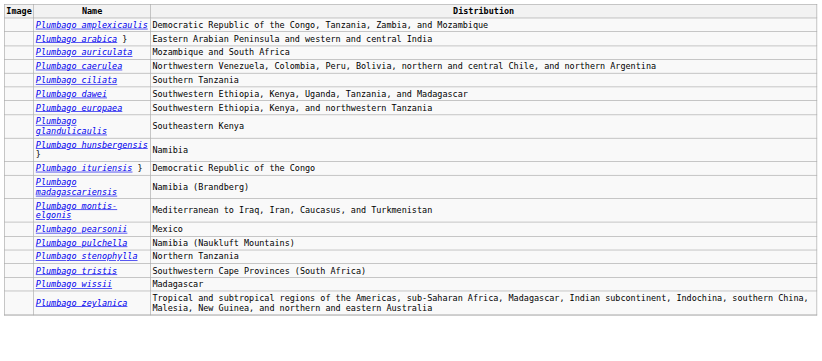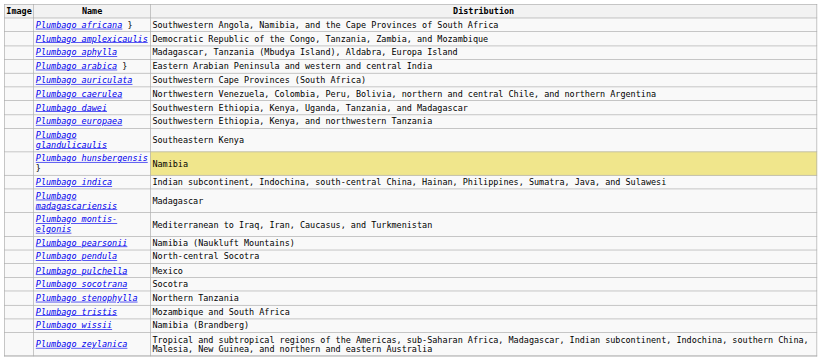+ row: (84, 25)
+ row: (77, 53)
(221, 53) Mozambique and South Africa -> (259, 80) Southwestern Cape Provinces (South Africa)
- row: (77, 80)
(170, 150) no background -> (170, 164) khaki background
+ row: (74, 182)
- row: (89, 168)
(201, 187) Namibia (Brandberg) -> (178, 201) Madagascar
(168, 229) Mexico -> (224, 243) Namibia (Naukluft Mountains)
+ row: (77, 257)
(224, 243) Namibia (Naukluft Mountains) -> (168, 271) Mexico
+ row: (82, 284)
(259, 271) Southwestern Cape Provinces (South Africa) -> (221, 312) Mozambique and South Africa
(178, 284) Madagascar -> (201, 326) Namibia (Brandberg)
